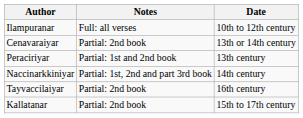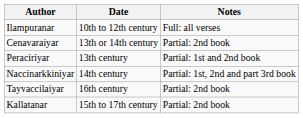columns swapped: (256, 12) <-> (145, 12)
